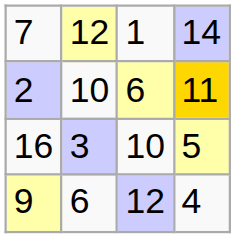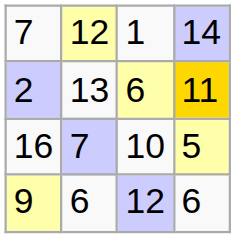(89, 89) 10 -> (89, 89) 13
(80, 145) 3 -> (80, 145) 7
(191, 202) 4 -> (191, 202) 6
